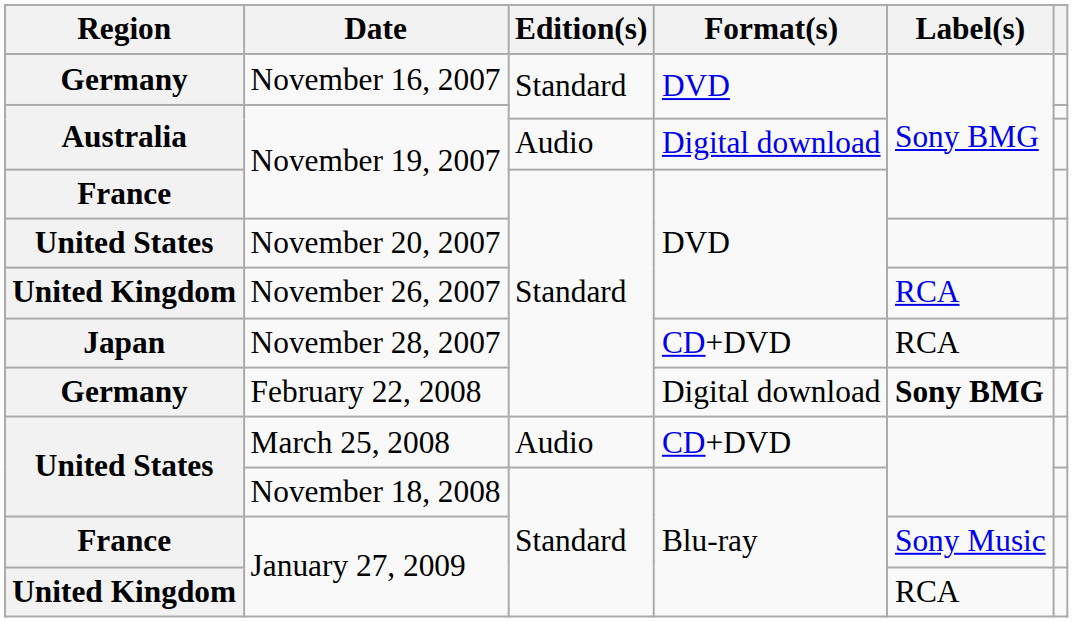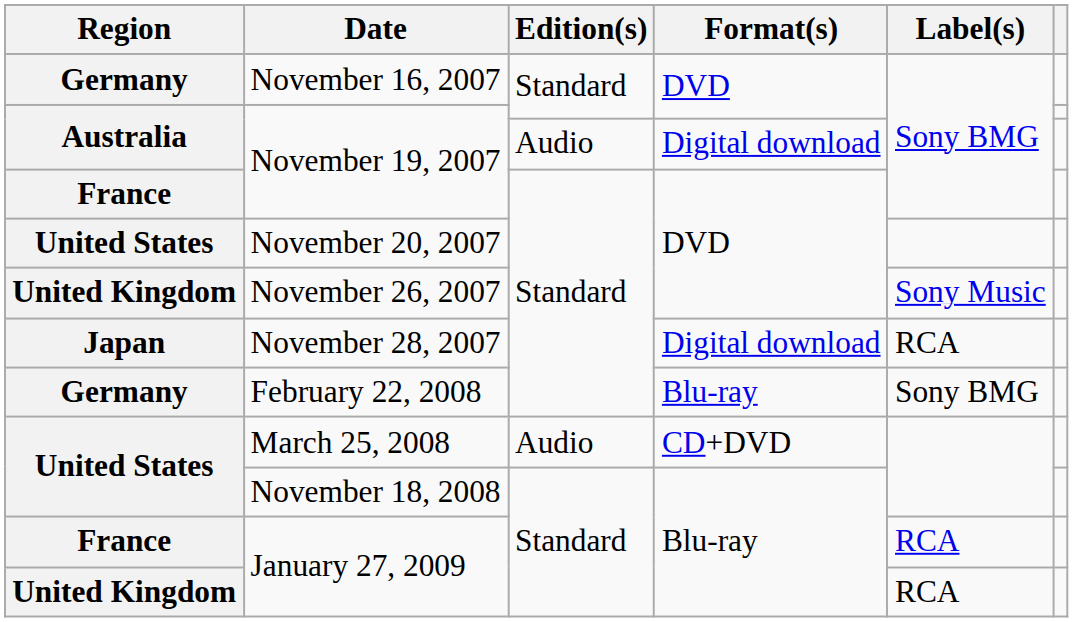(927, 292) RCA -> (970, 292) Sony Music
(727, 342) CD+DVD -> (771, 342) Digital download
(771, 391) Digital download -> (710, 391) Blu-ray
(969, 391) bold -> (967, 391) normal
(970, 541) Sony Music -> (927, 541) RCA
